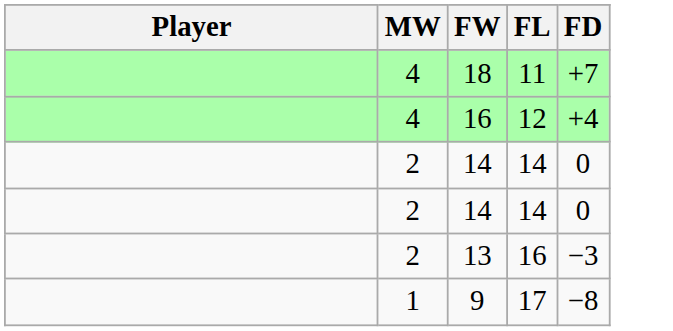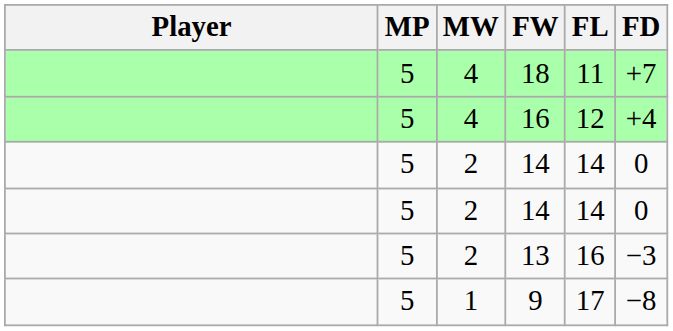+ column: (407, 27)
